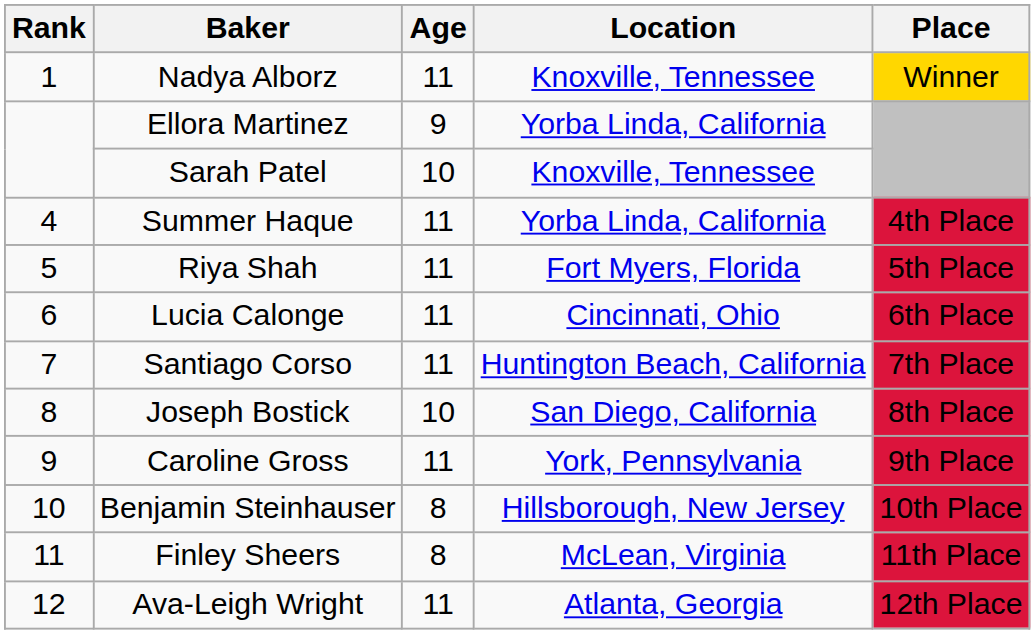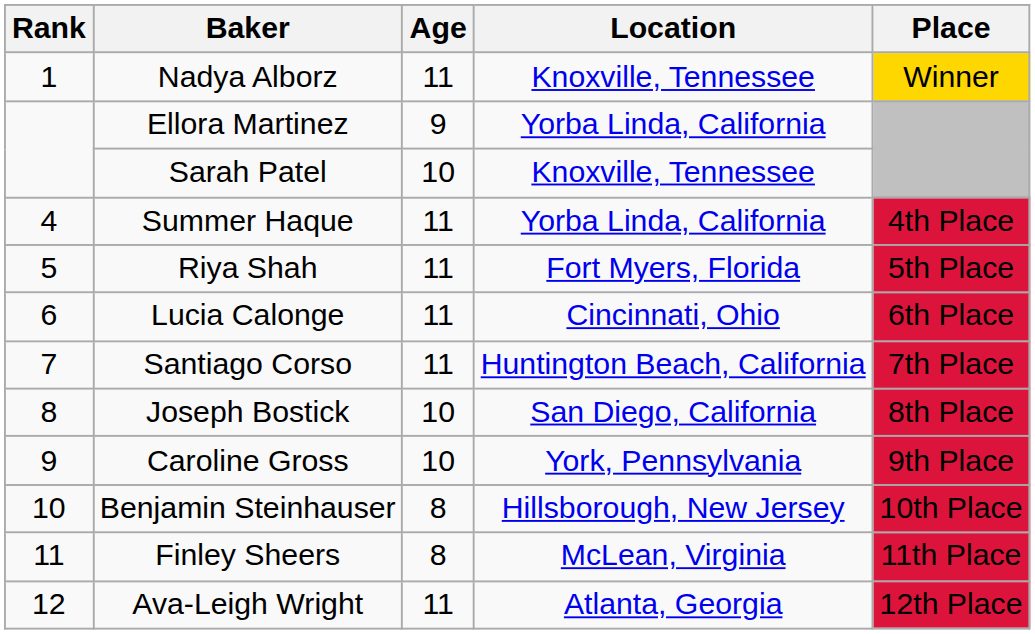(438, 460) 11 -> (438, 460) 10
